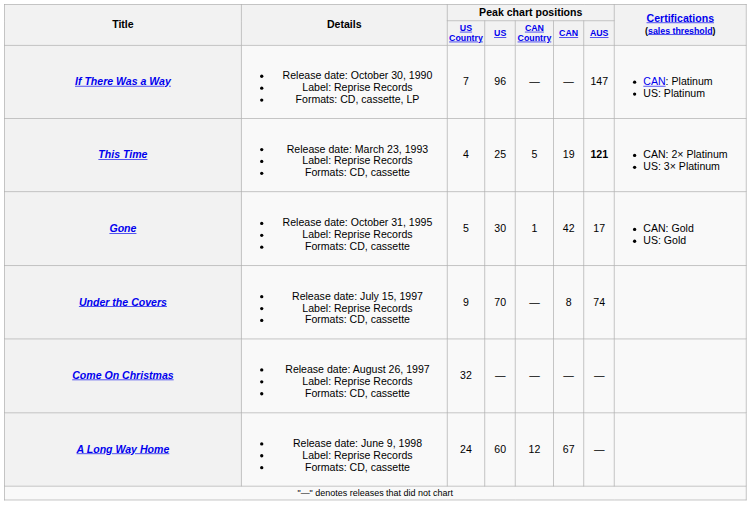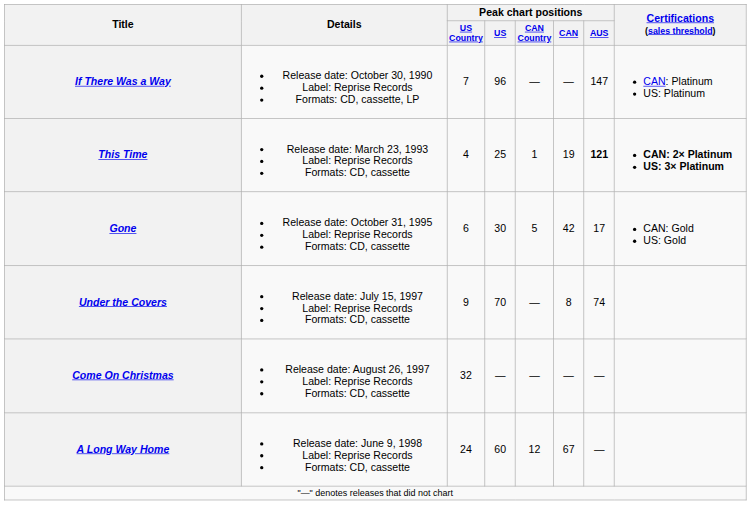(534, 155) 5 -> (534, 155) 1
(680, 161) normal -> (680, 161) bold
(466, 228) 5 -> (466, 228) 6
(534, 228) 1 -> (534, 228) 5
